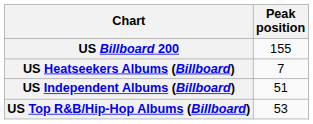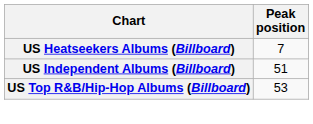- row: (129, 48)
